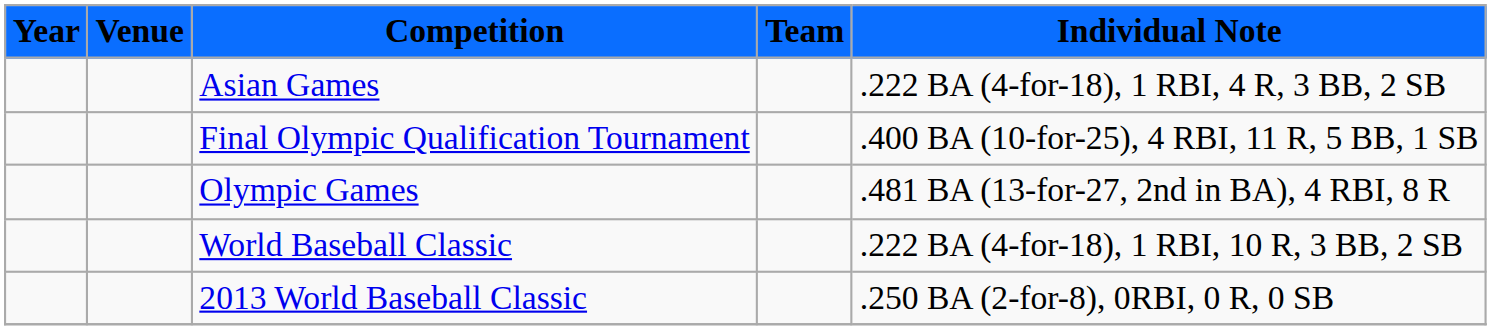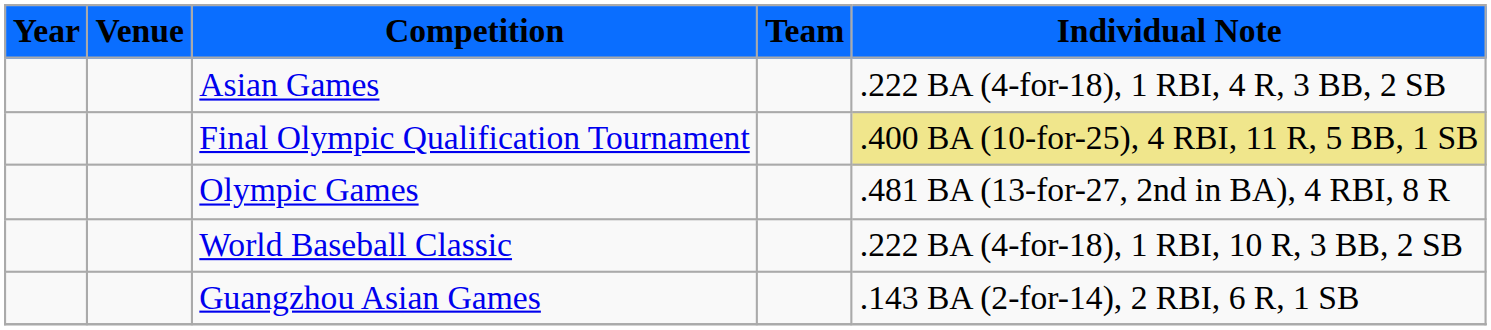(1169, 137) no background -> (1169, 137) khaki background
+ row: (370, 297)
- row: (393, 297)
